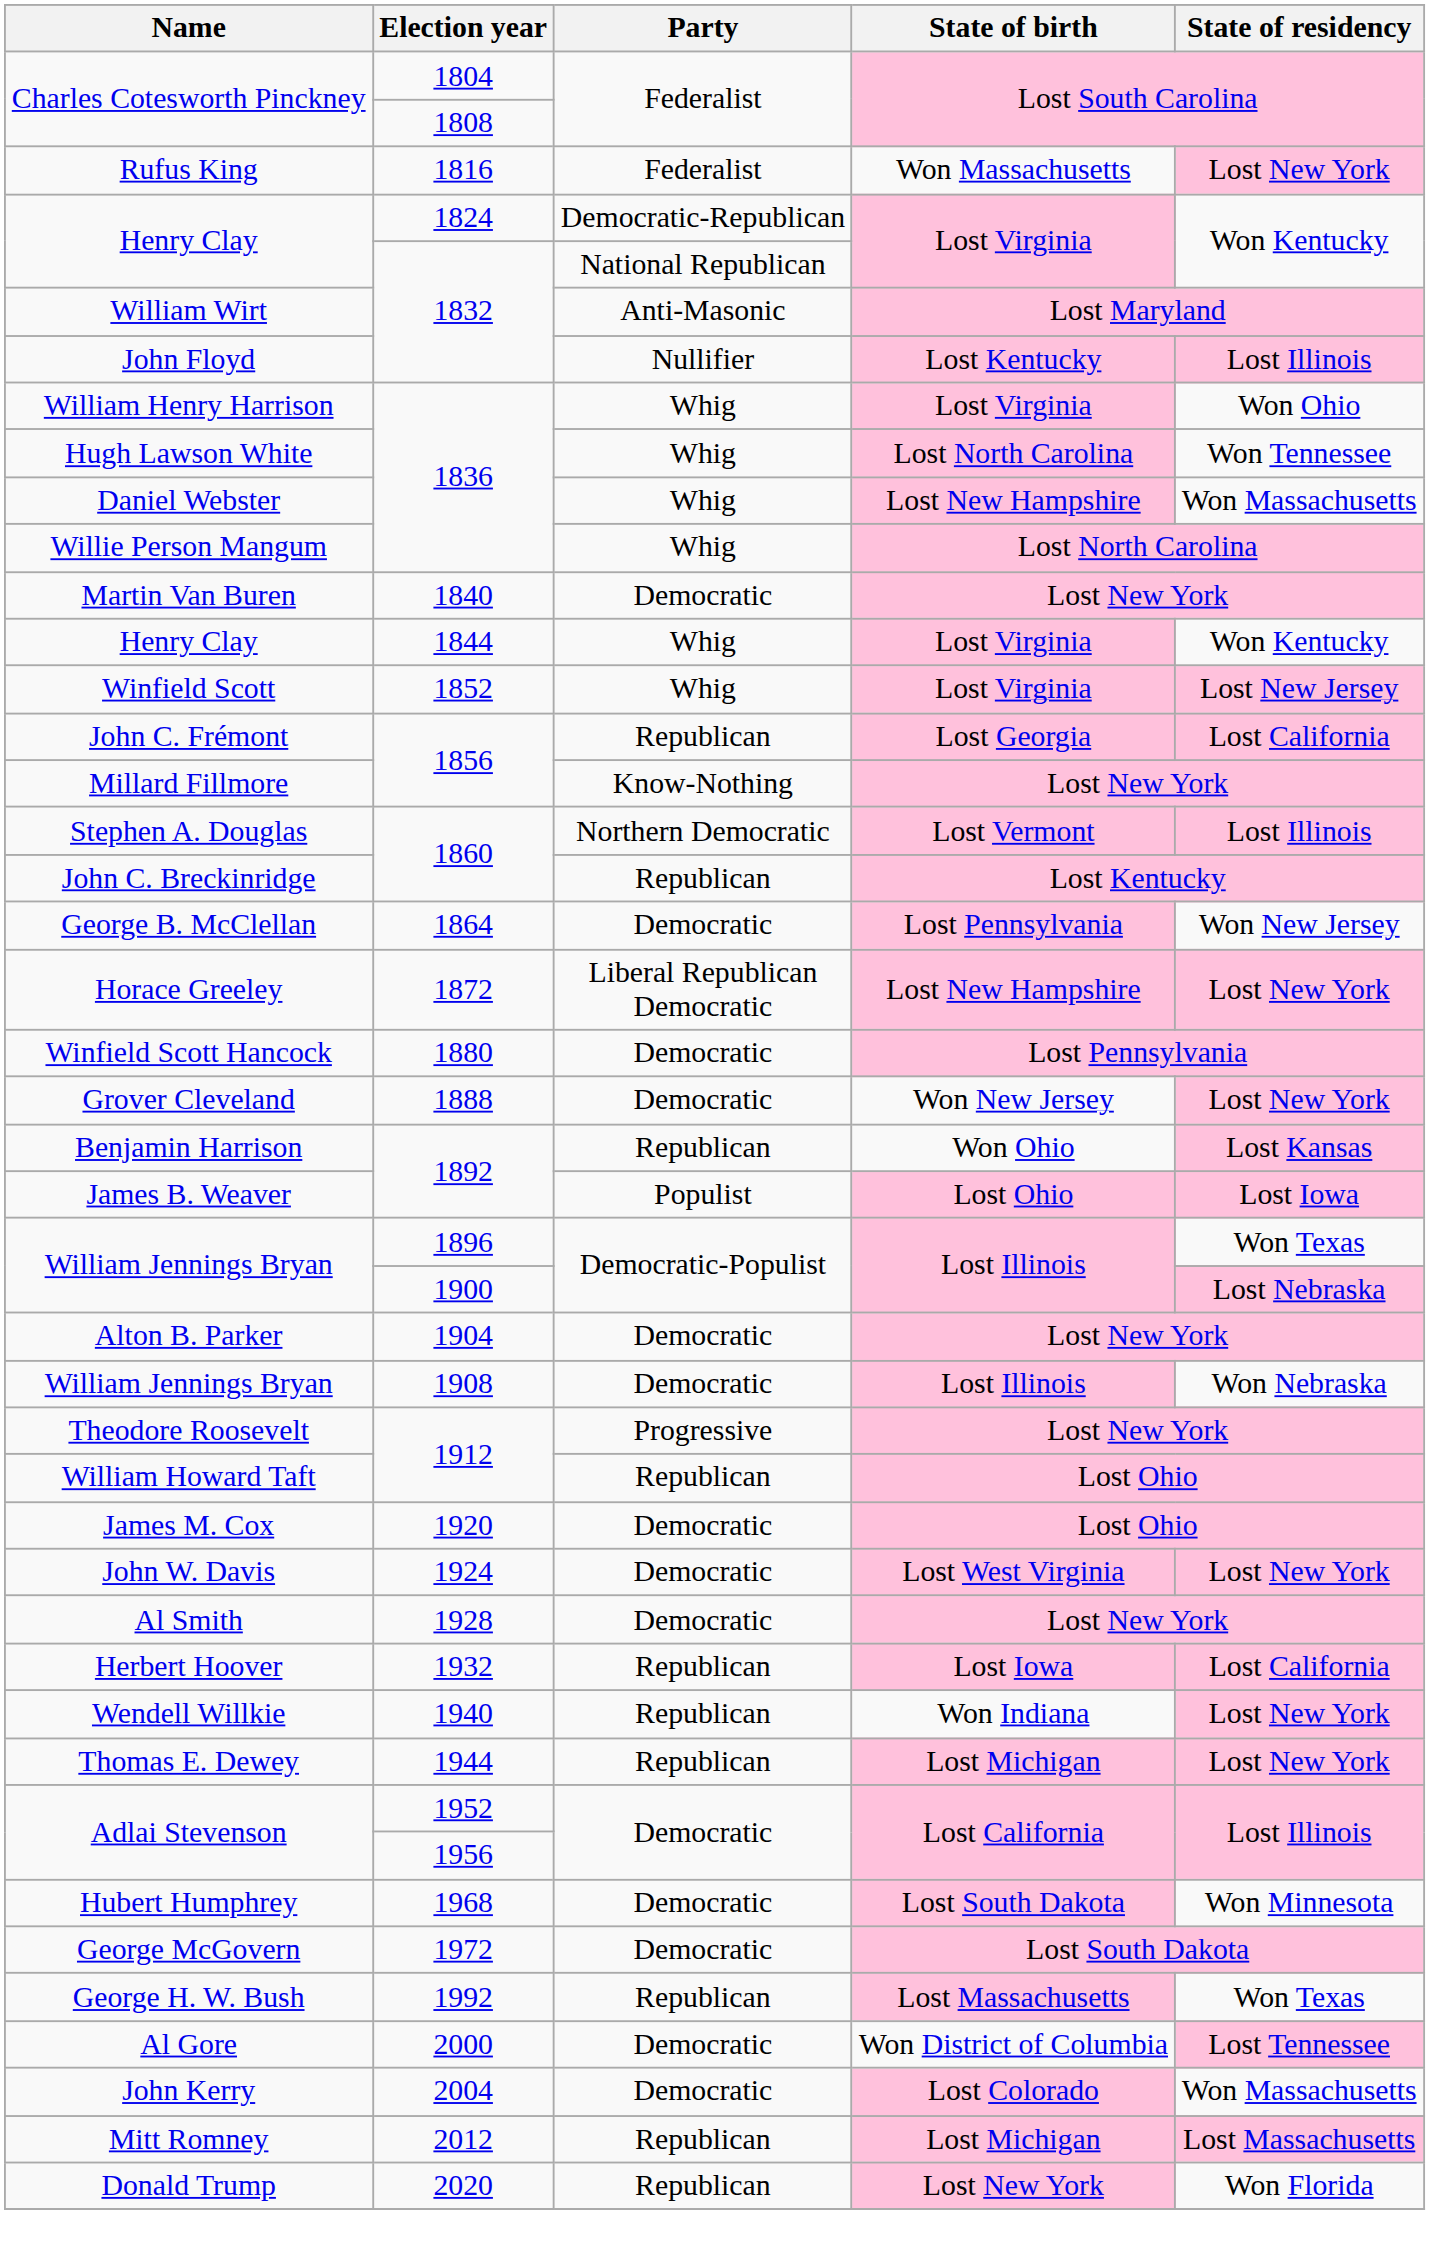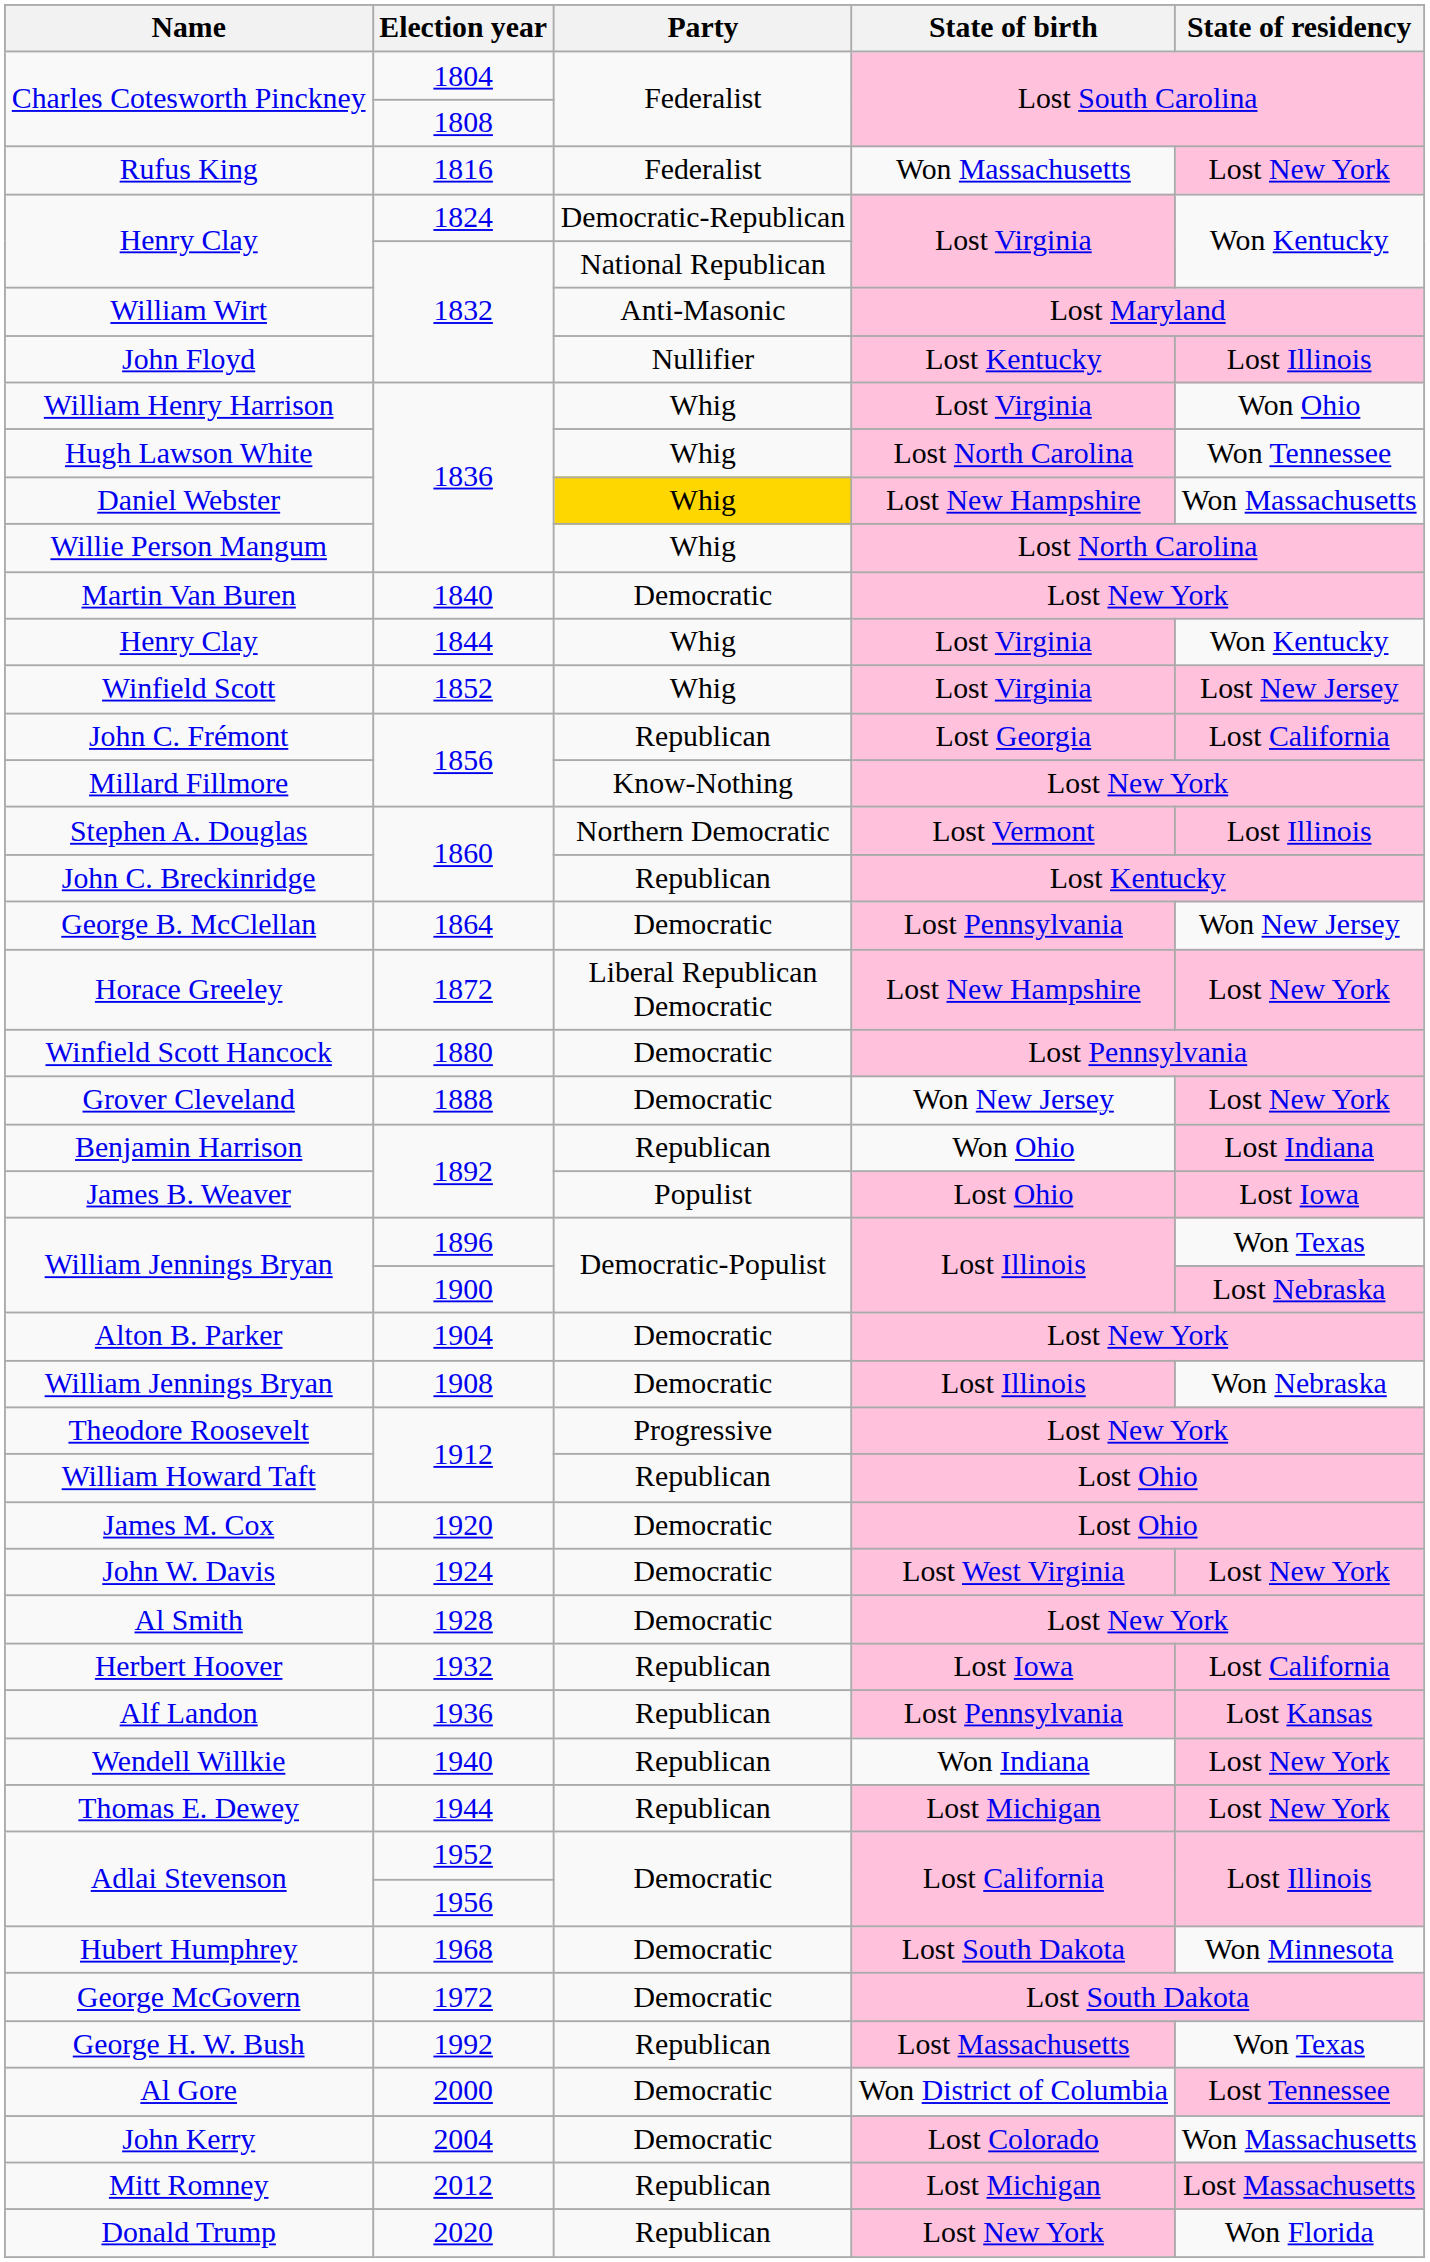(703, 500) no background -> (703, 500) gold background
(1299, 1147) Lost Kansas -> (1299, 1147) Lost Indiana
+ row: (189, 1713)
